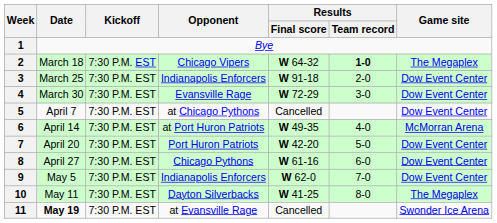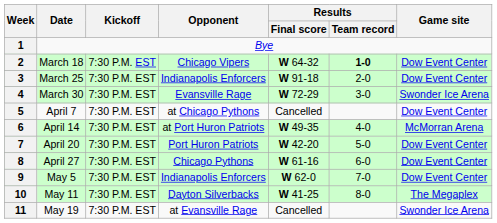(444, 62) The Megaplex -> (444, 62) Dow Event Center
(444, 95) Dow Event Center -> (444, 95) Swonder Ice Arena
(61, 210) bold -> (61, 210) normal
